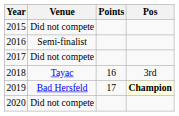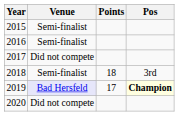(62, 27) Did not compete -> (62, 27) Semi-finalist
(62, 73) Tayac -> (62, 73) Semi-finalist
(111, 73) 16 -> (111, 73) 18
(62, 88) no background -> (62, 88) lavender background
